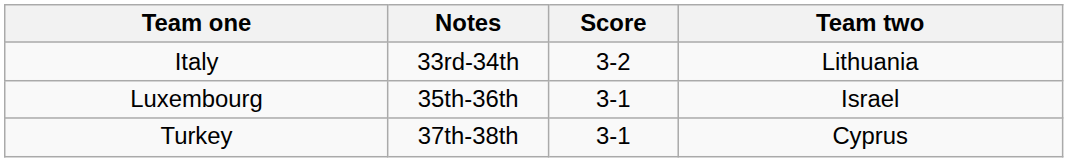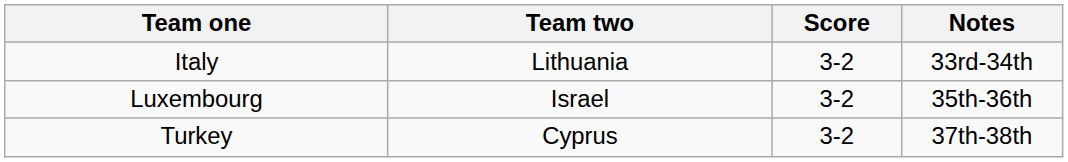columns swapped: (870, 23) <-> (468, 23)
(613, 99) 3-1 -> (837, 99) 3-2
(613, 136) 3-1 -> (837, 136) 3-2
